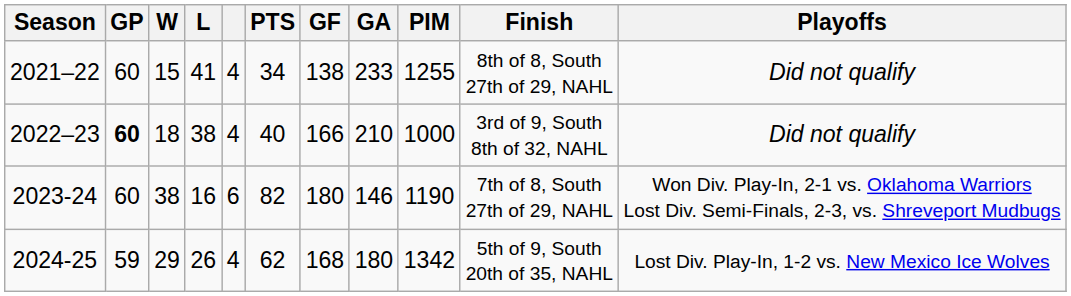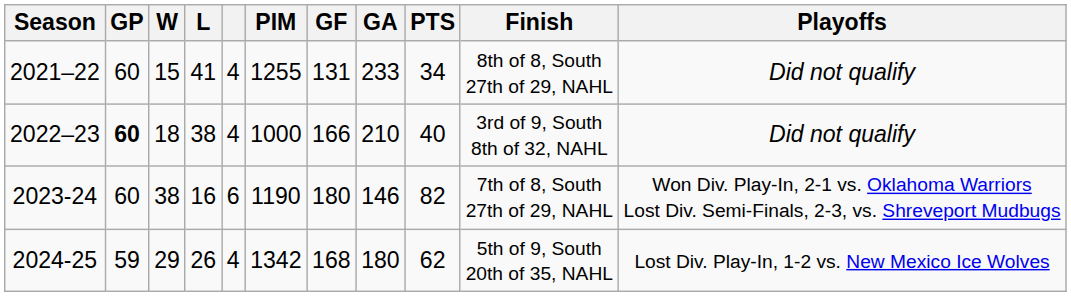columns swapped: (273, 22) <-> (429, 22)
(325, 72) 138 -> (331, 72) 131
